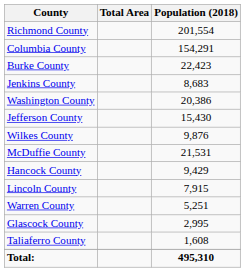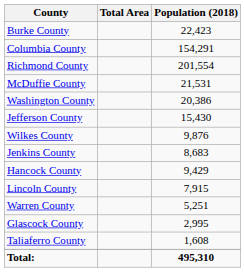rows swapped: (48, 30) <-> (38, 65)
rows swapped: (46, 153) <-> (41, 83)
